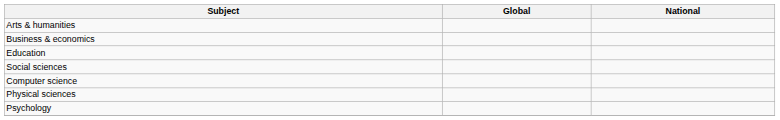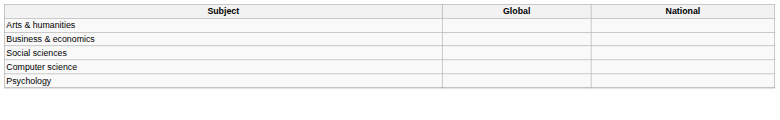- row: (26, 53)
- row: (41, 95)
